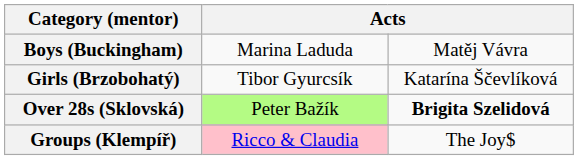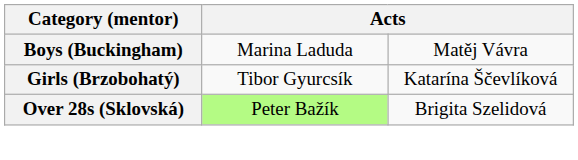(481, 109) bold -> (481, 109) normal
- row: (103, 139)
